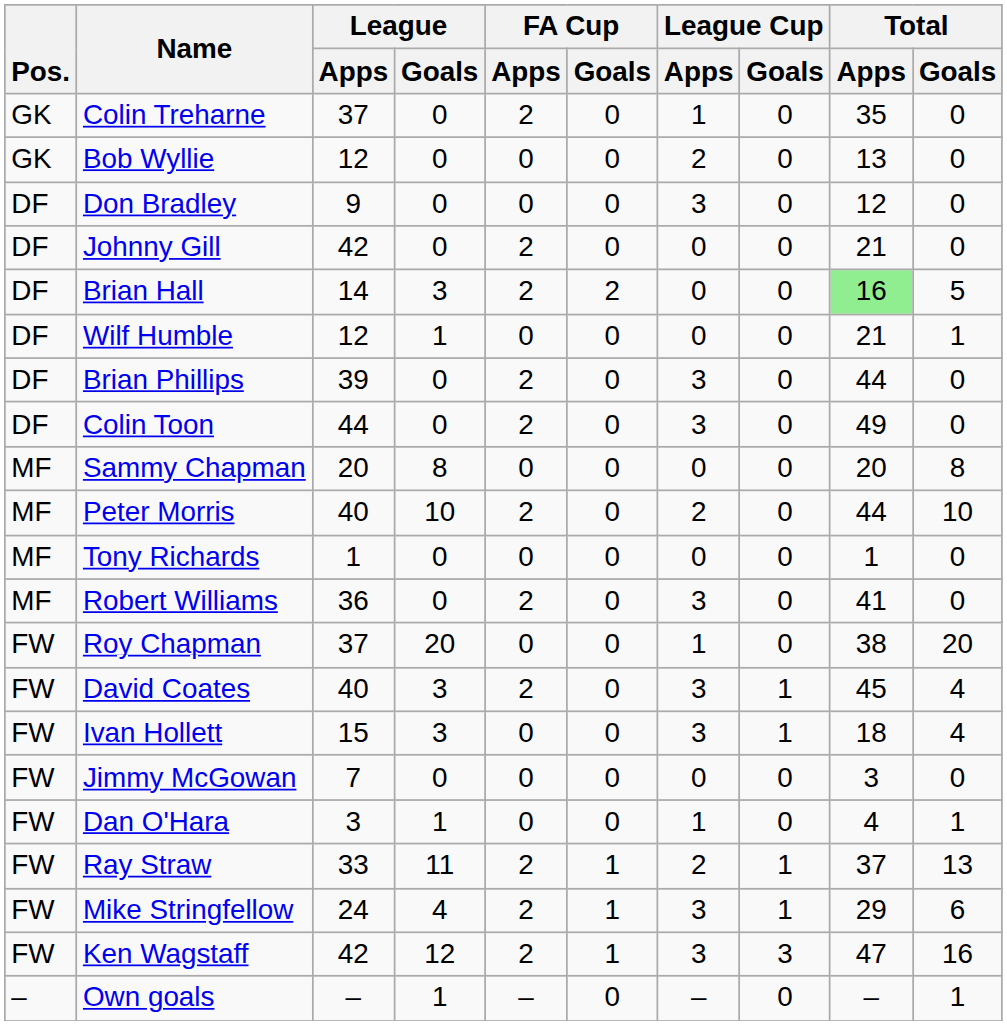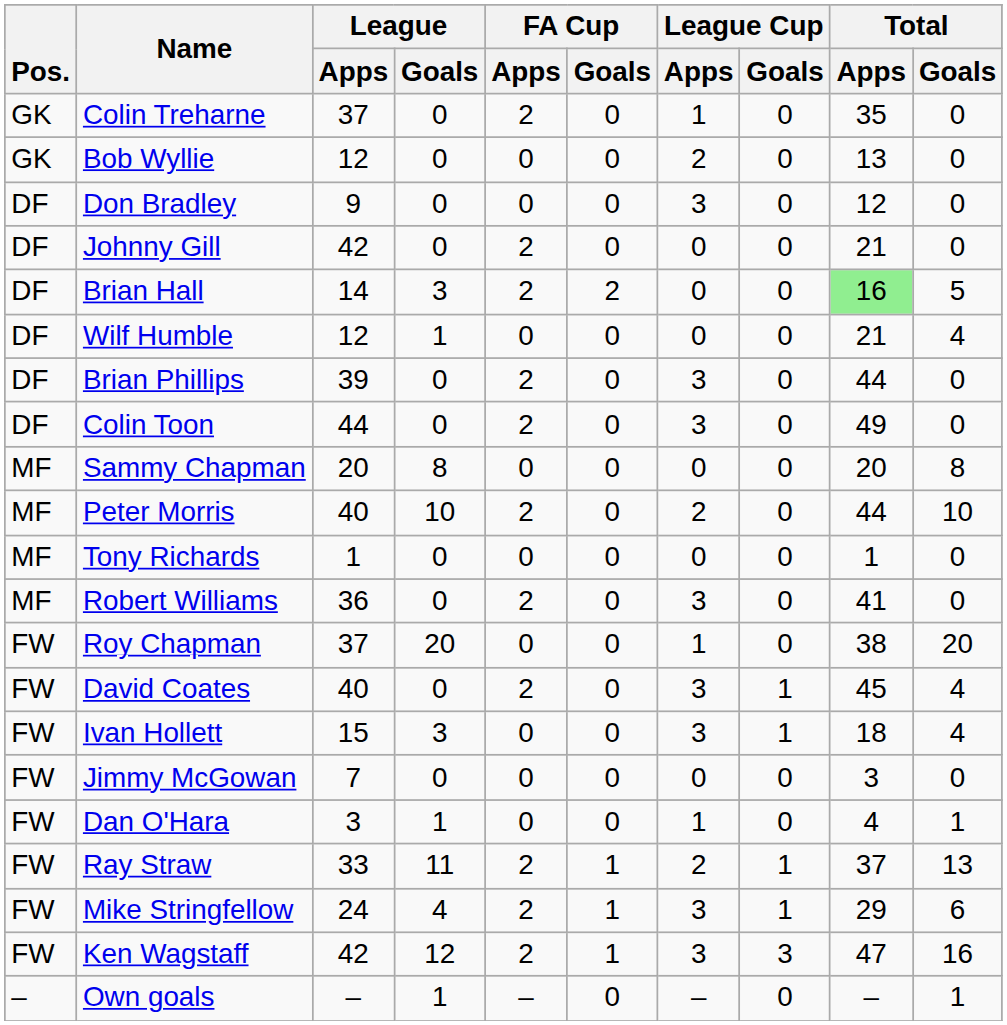(958, 335) 1 -> (958, 335) 4
(440, 688) 3 -> (440, 688) 0
